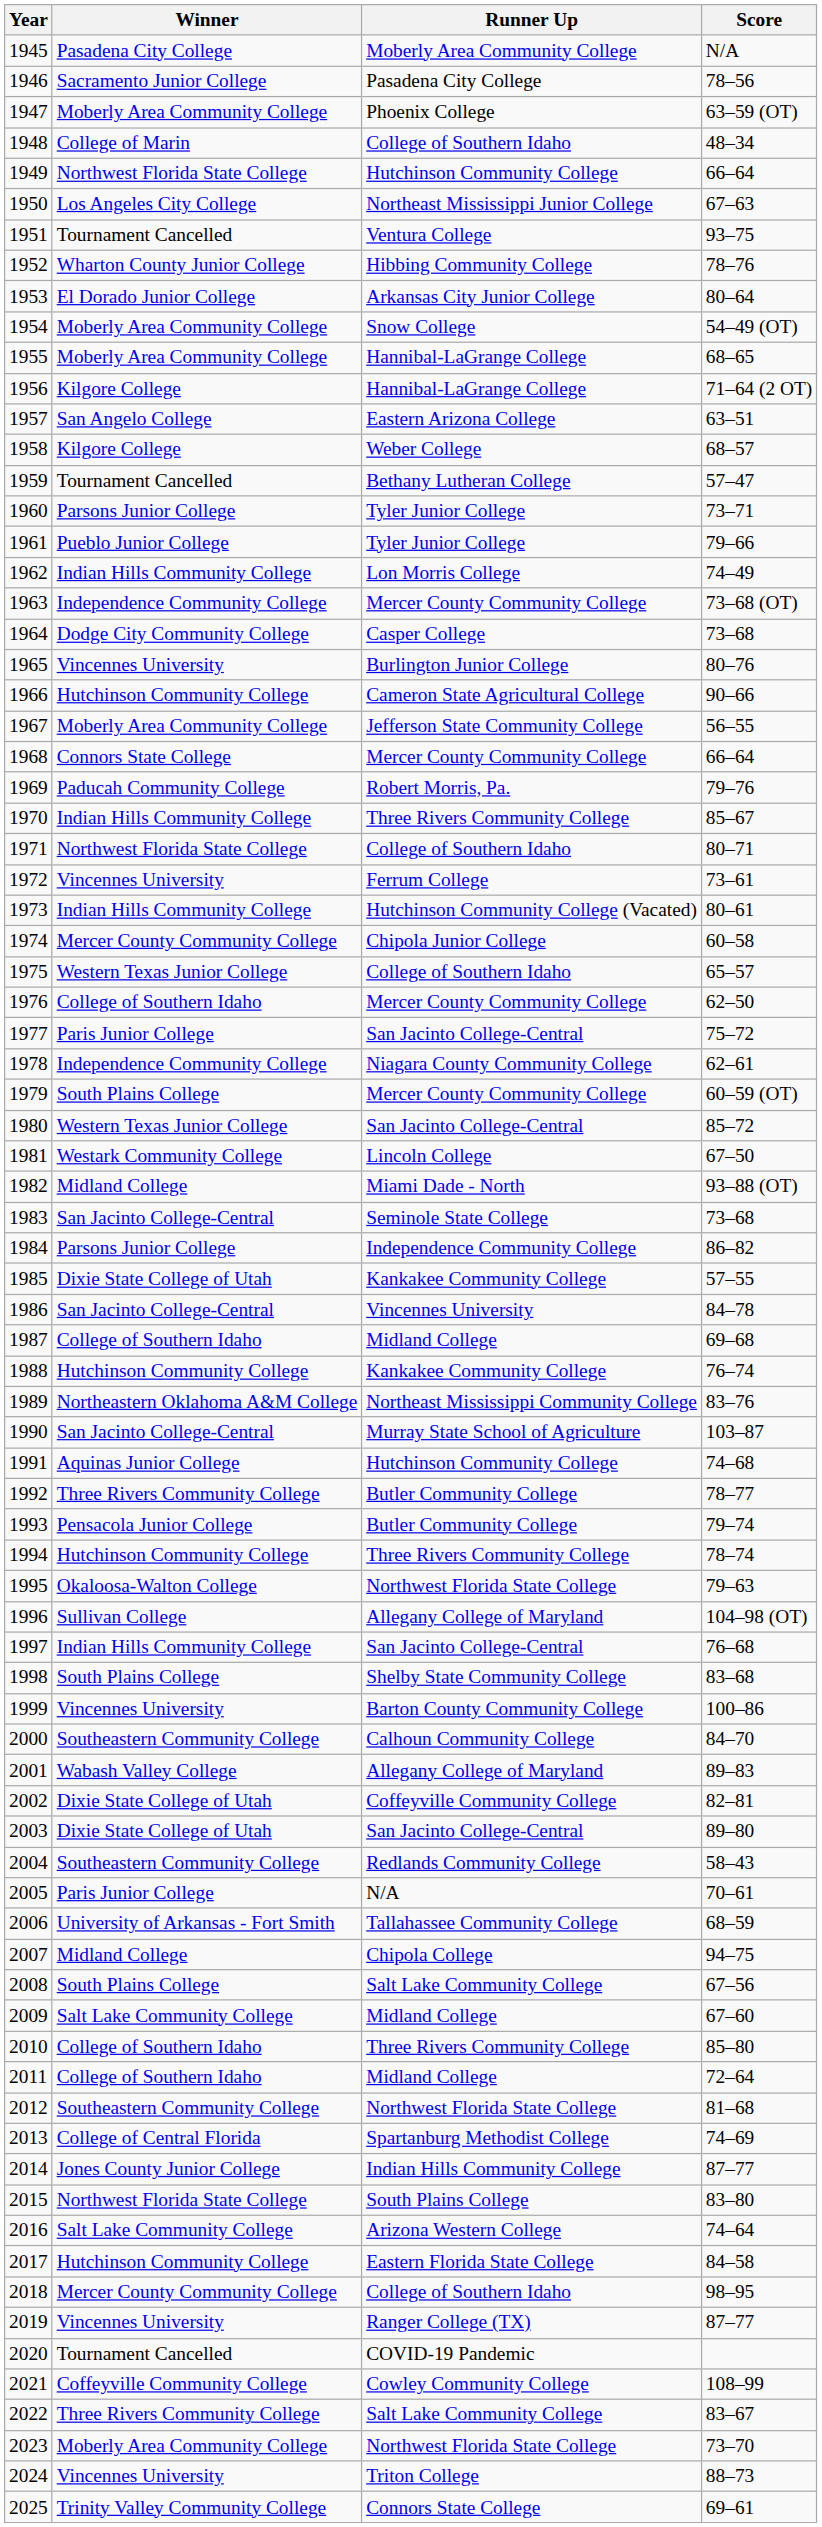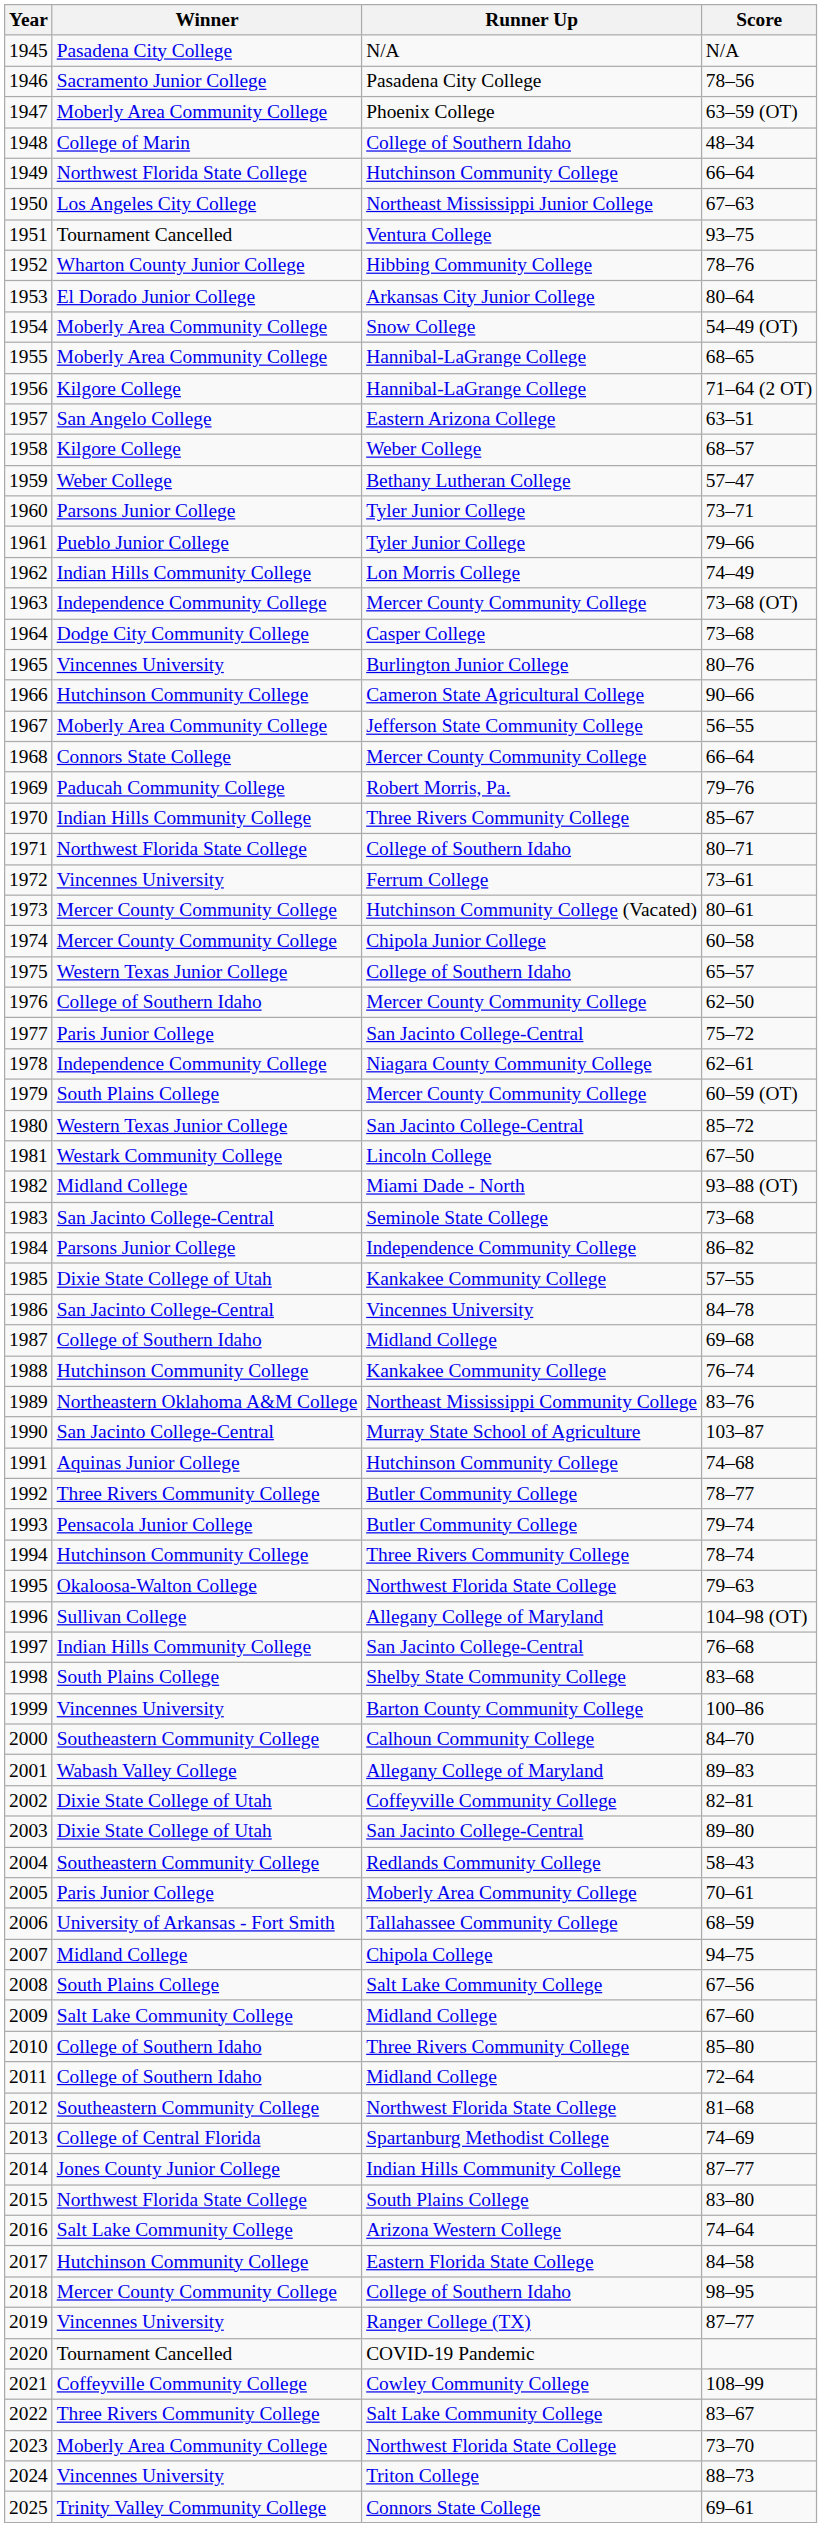(501, 50) Moberly Area Community College -> (383, 50) N/A
(144, 480) Tournament Cancelled -> (114, 480) Weber College
(184, 910) Indian Hills Community College -> (197, 910) Mercer County Community College
(383, 1892) N/A -> (501, 1892) Moberly Area Community College
